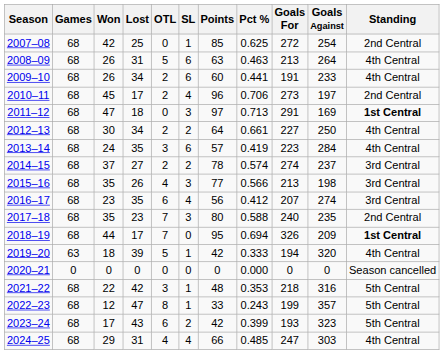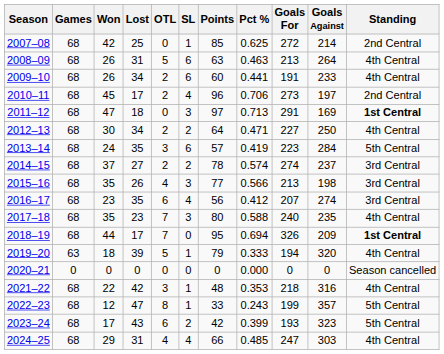(327, 43) 254 -> (327, 43) 214
(254, 130) 0.661 -> (254, 130) 0.471
(393, 148) 4th Central -> (393, 148) 5th Central
(393, 218) 2nd Central -> (393, 218) 4th Central
(217, 253) 42 -> (217, 253) 79
(393, 288) 5th Central -> (393, 288) 4th Central
